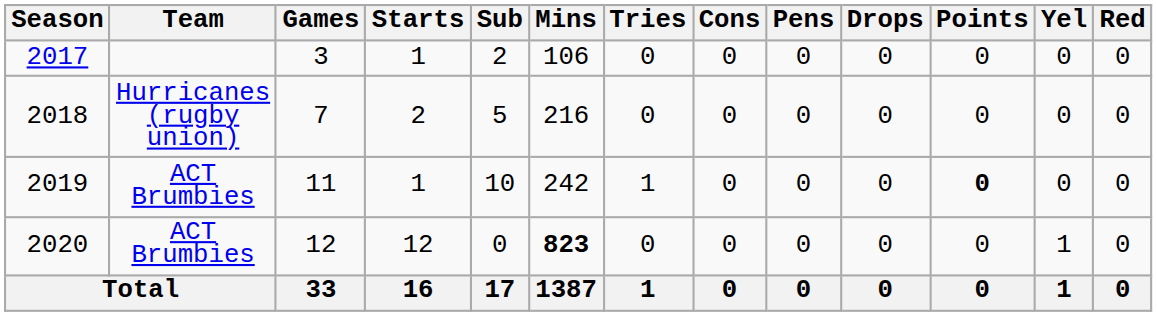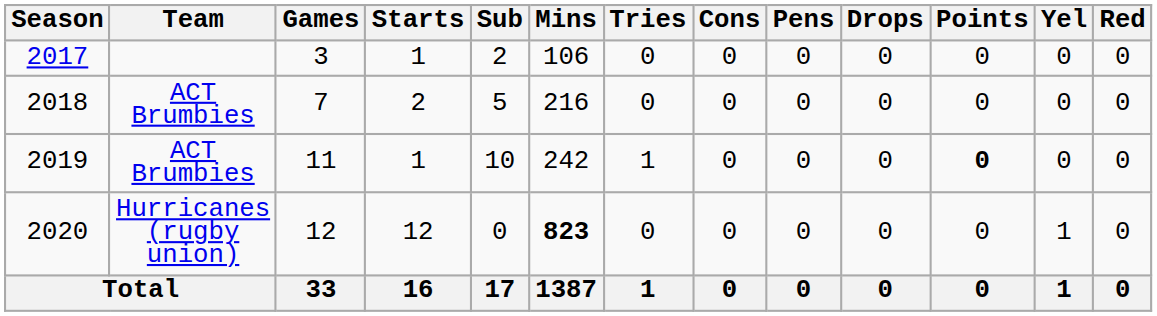(193, 116) Hurricanes (rugby union) -> (193, 104) ACT Brumbies
(193, 245) ACT Brumbies -> (193, 233) Hurricanes (rugby union)
